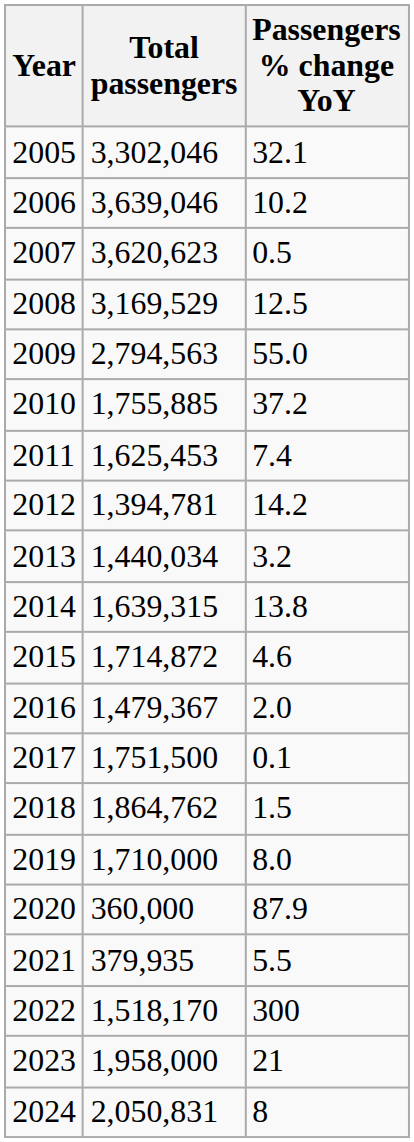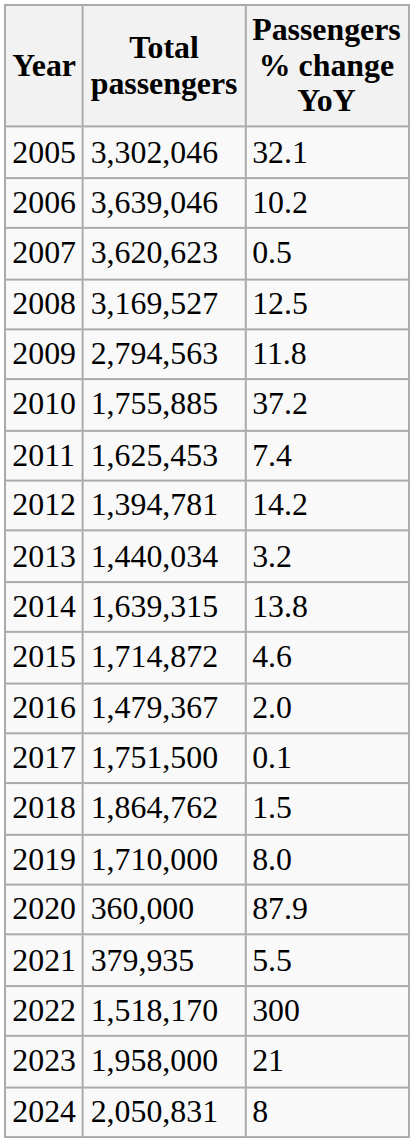(154, 303) 3,169,529 -> (154, 303) 3,169,527
(280, 353) 55.0 -> (279, 353) 11.8
